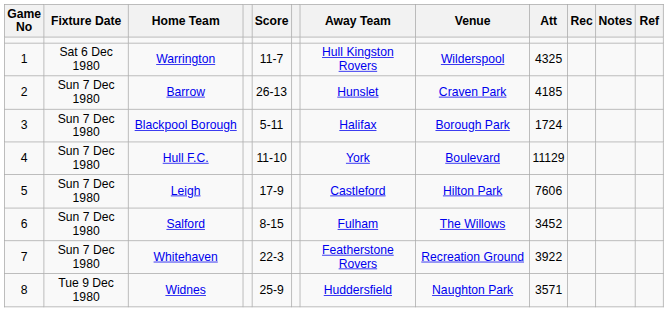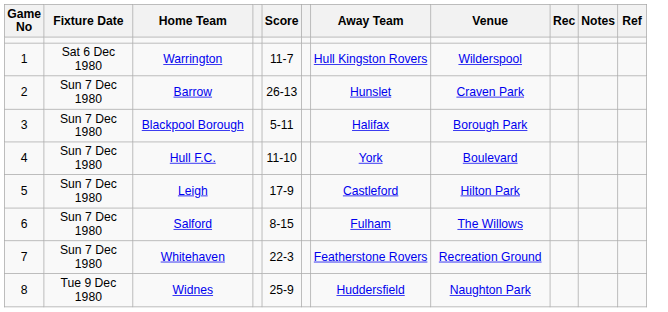- column: (549, 20)
